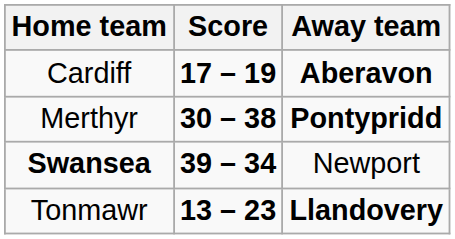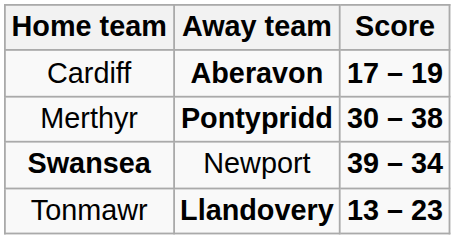columns swapped: (228, 27) <-> (366, 27)
